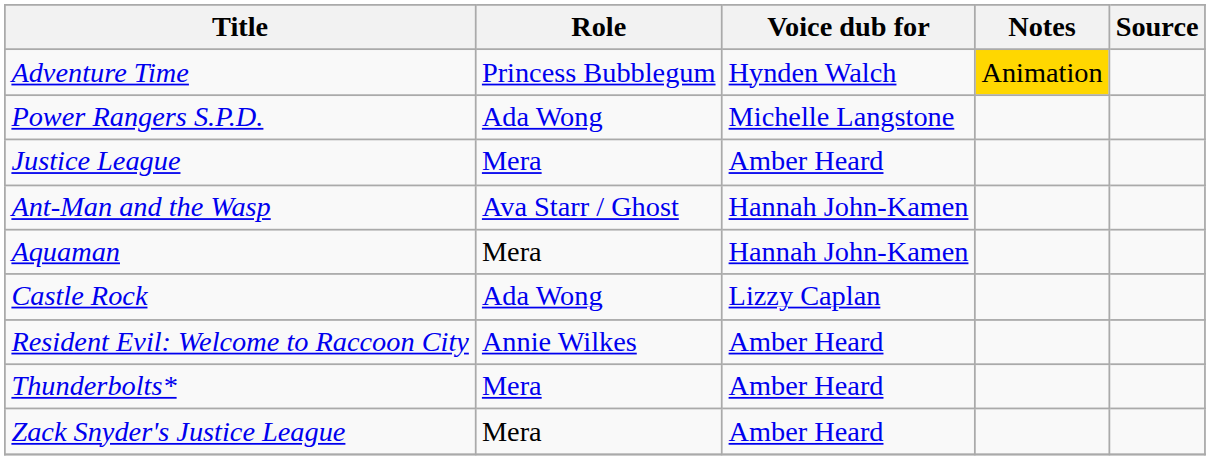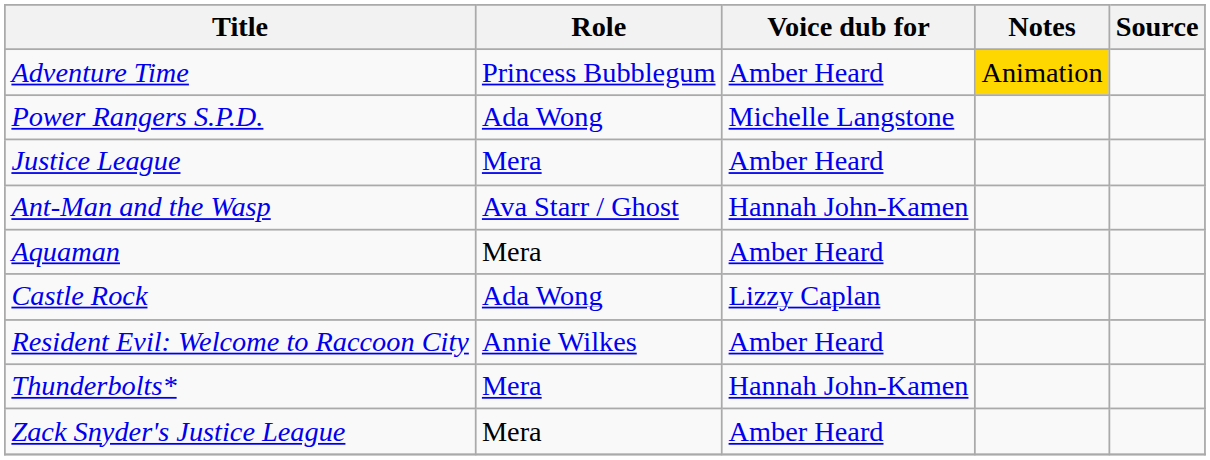(813, 71) Hynden Walch -> (806, 71) Amber Heard
(849, 251) Hannah John-Kamen -> (806, 251) Amber Heard
(806, 386) Amber Heard -> (849, 386) Hannah John-Kamen
